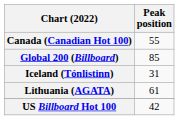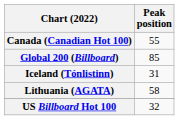(154, 90) 61 -> (154, 90) 58
(154, 106) 42 -> (154, 106) 32
